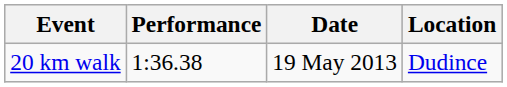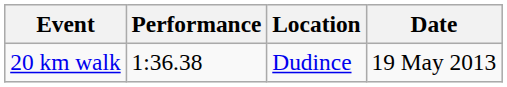columns swapped: (452, 23) <-> (335, 23)
